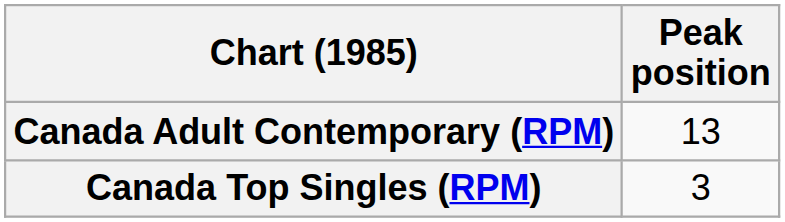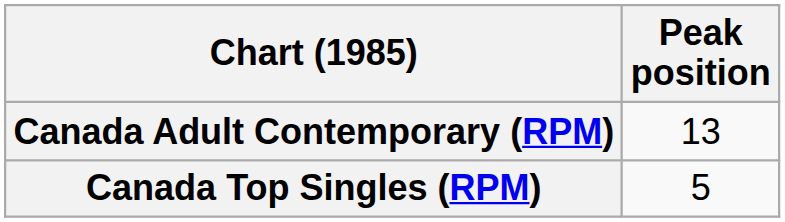(701, 187) 3 -> (701, 187) 5
